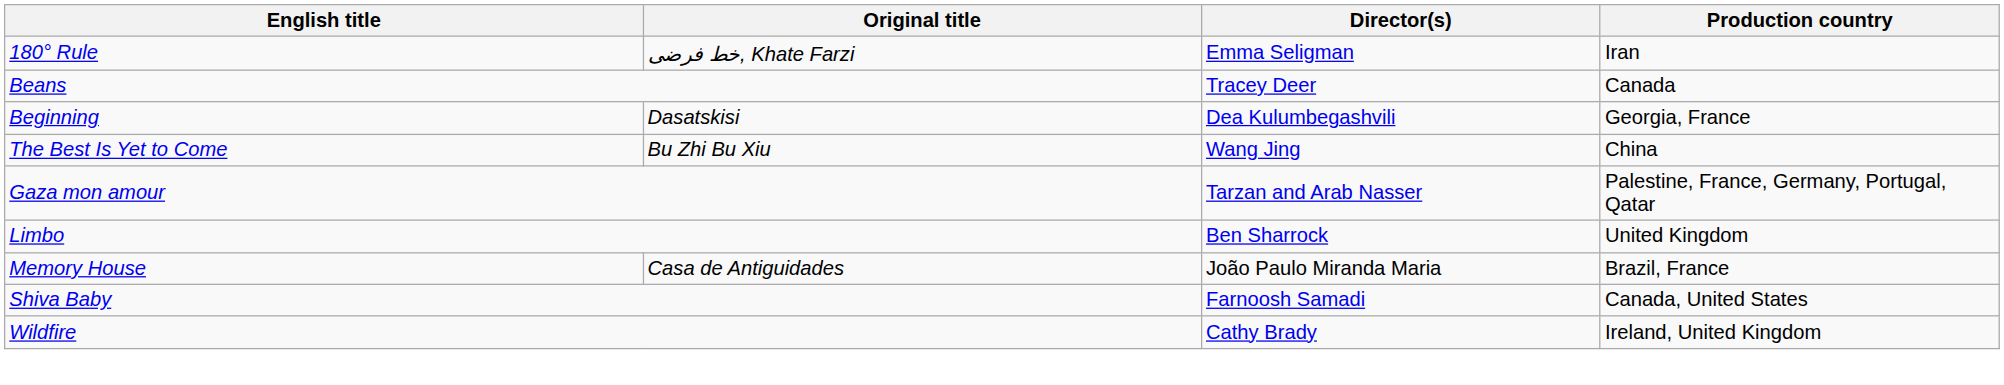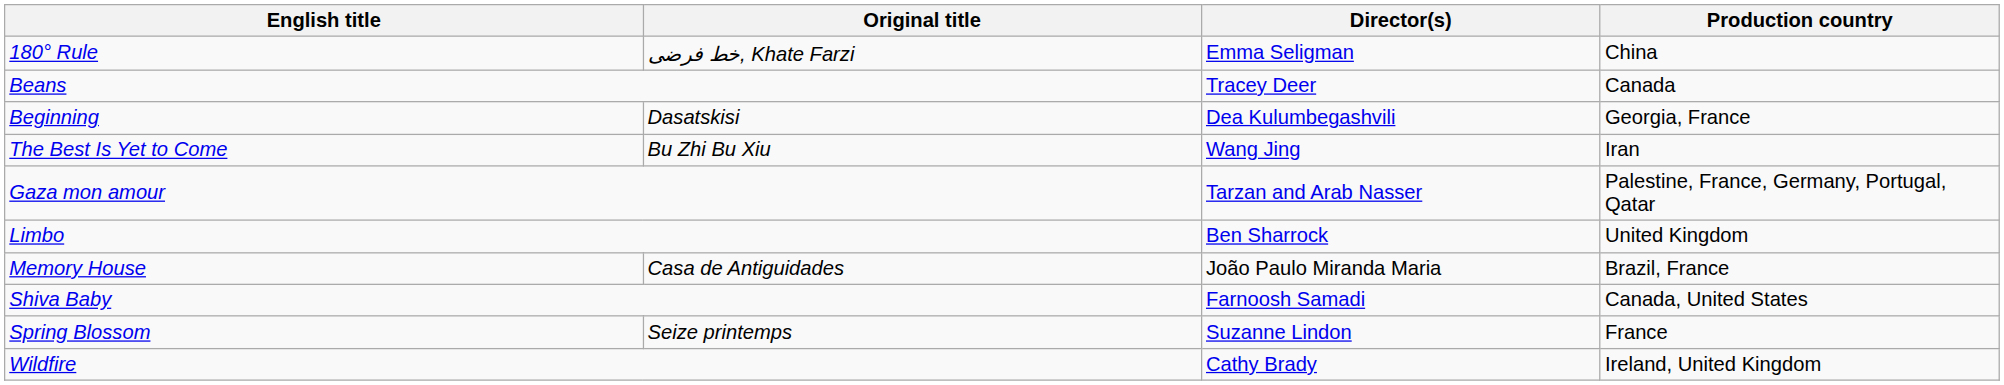(1622, 53) Iran -> (1631, 53) China
(1631, 149) China -> (1622, 149) Iran
+ row: (80, 332)
